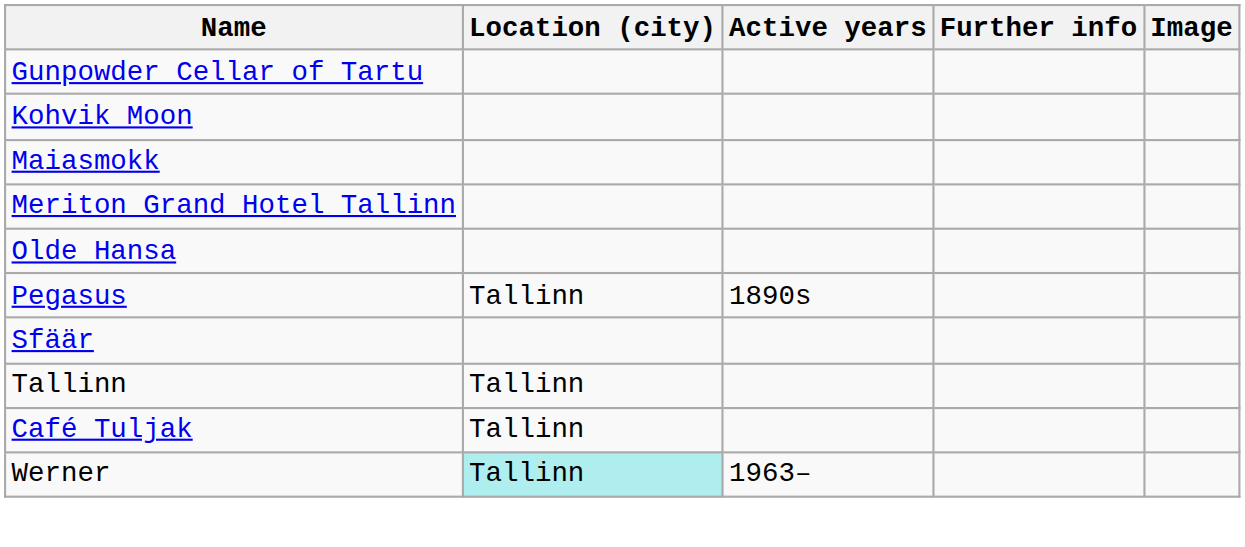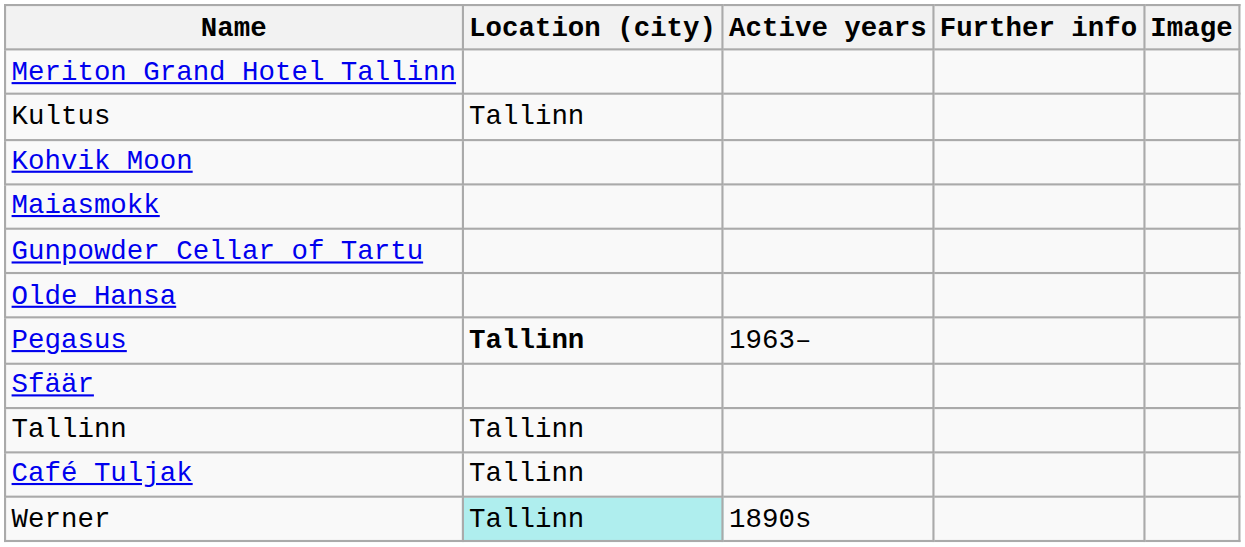rows swapped: (217, 72) <-> (234, 206)
+ row: (61, 117)
(527, 296) normal -> (527, 340) bold
(770, 296) 1890s -> (770, 340) 1963–
(770, 474) 1963– -> (770, 519) 1890s
